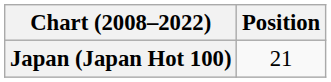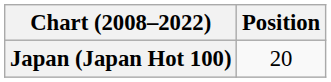(281, 58) 21 -> (281, 58) 20
